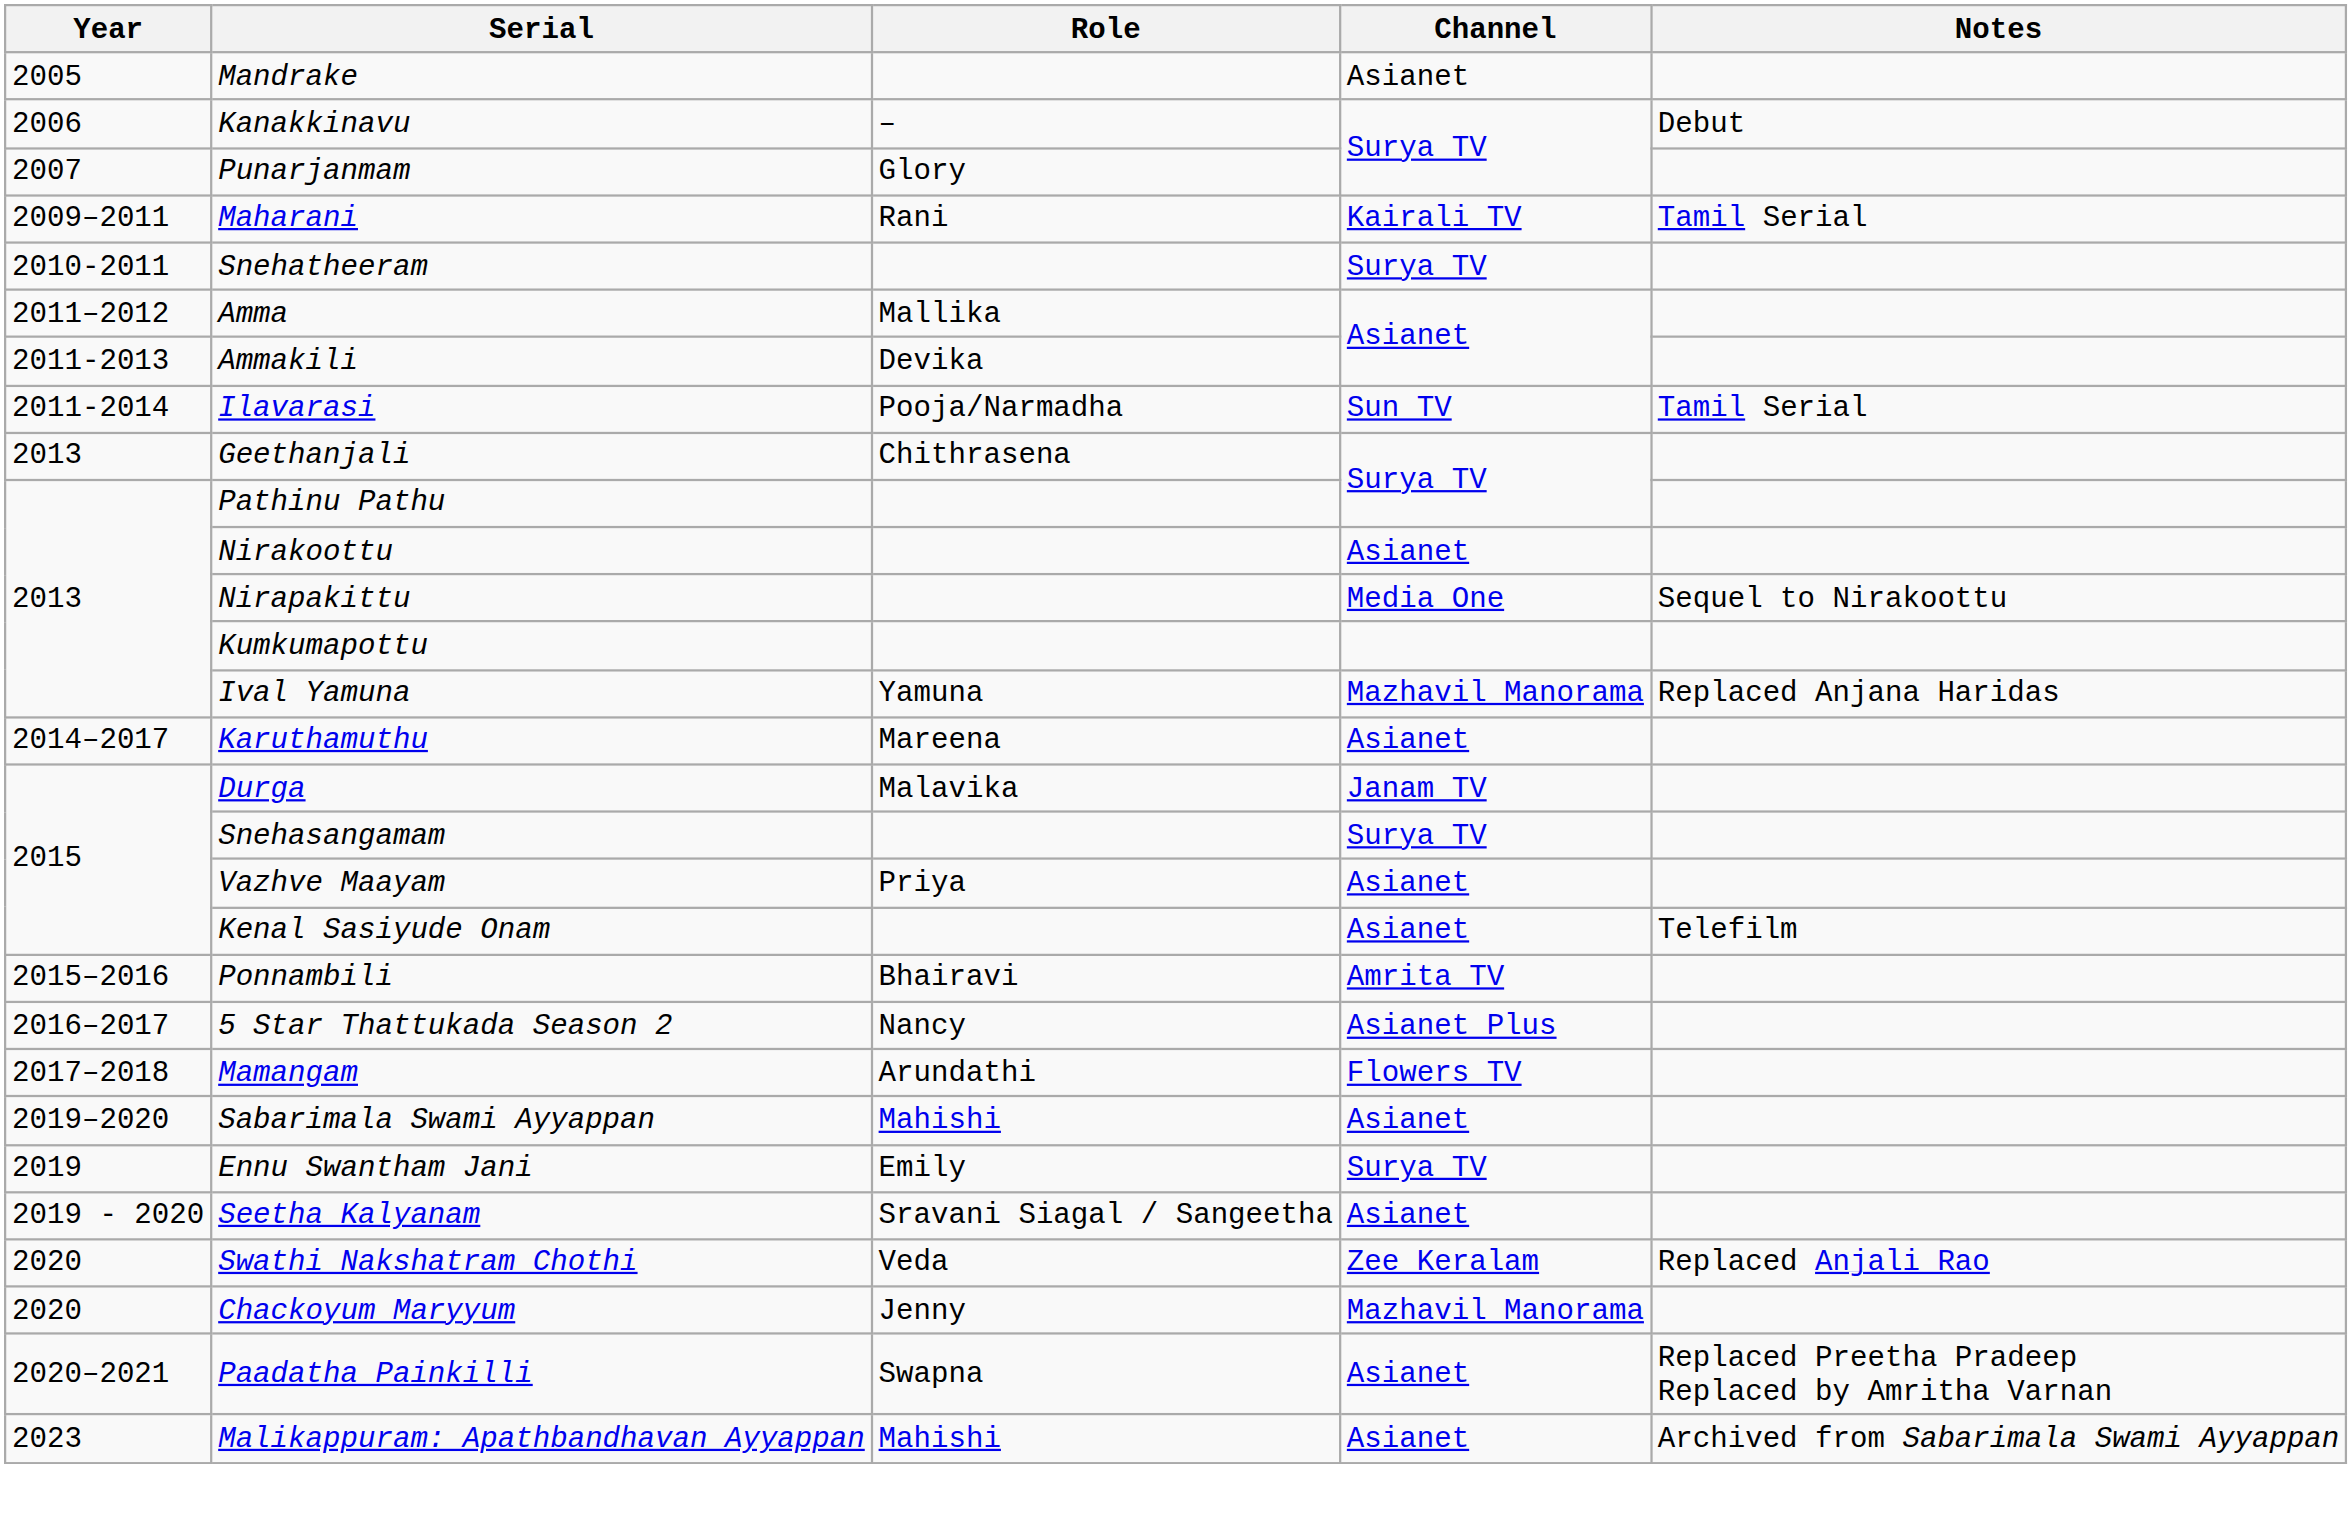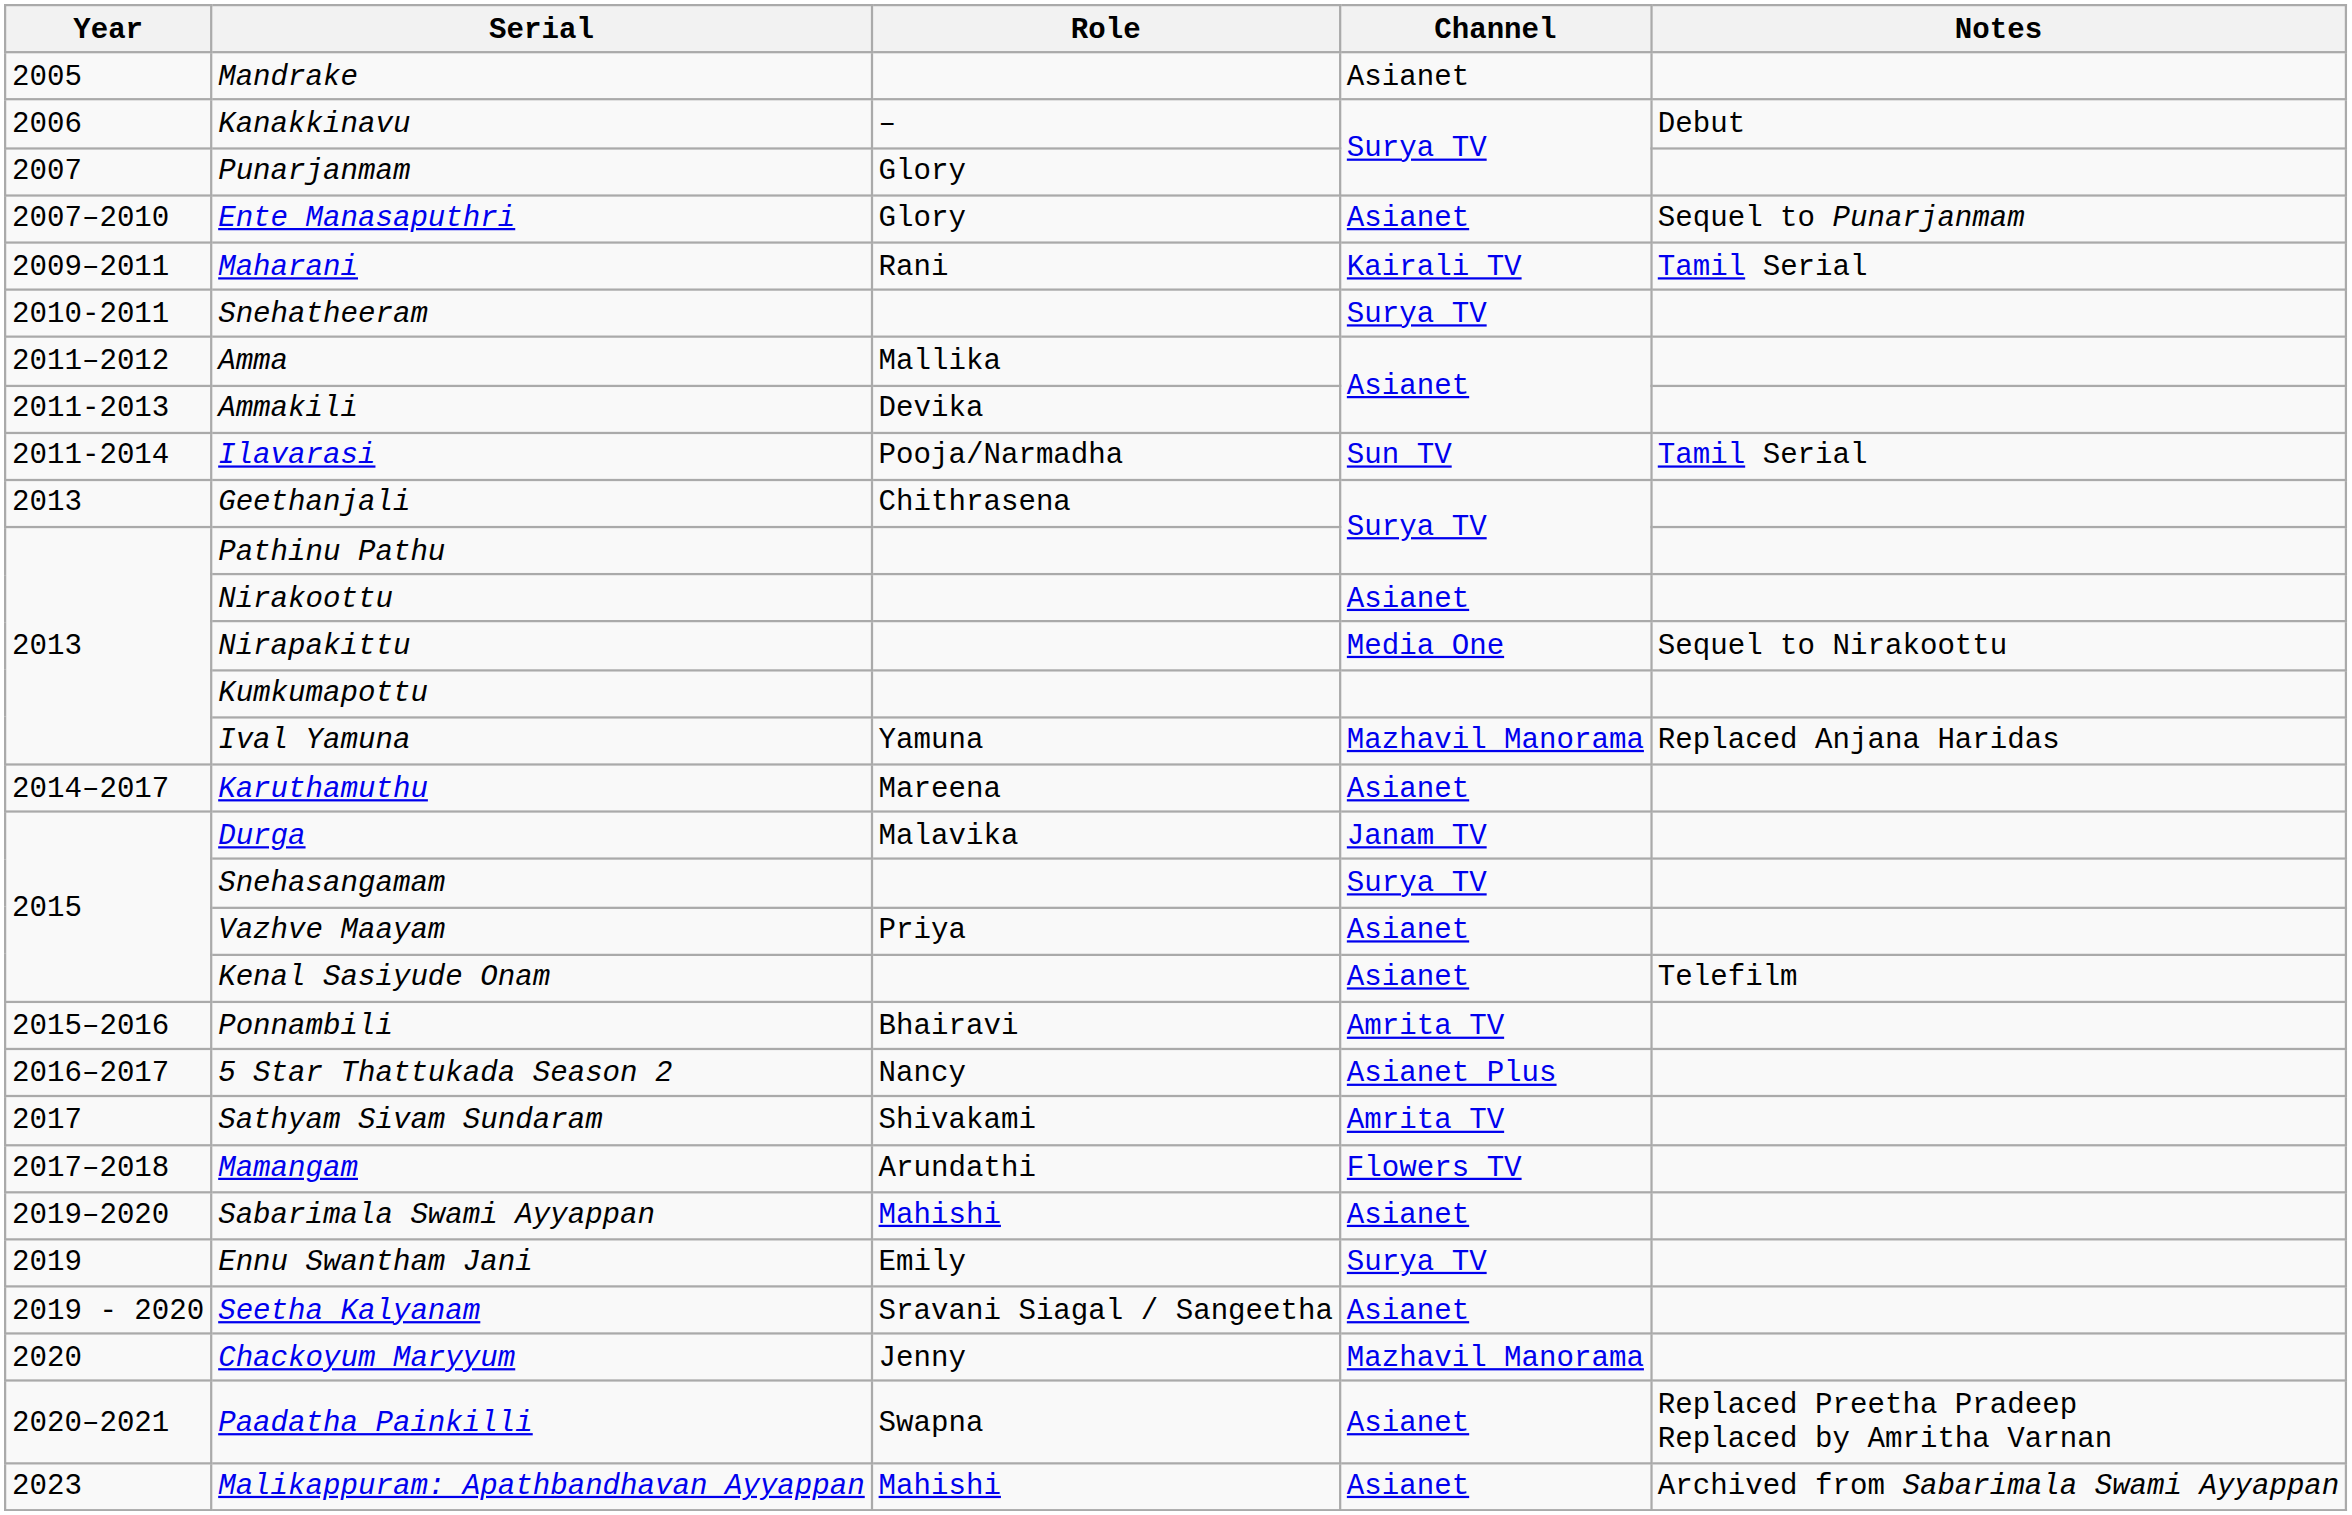+ row: (367, 219)
+ row: (410, 1120)
- row: (428, 1263)
